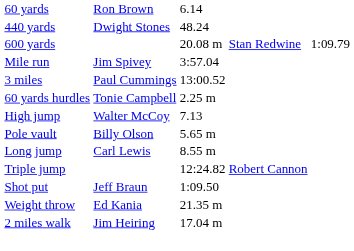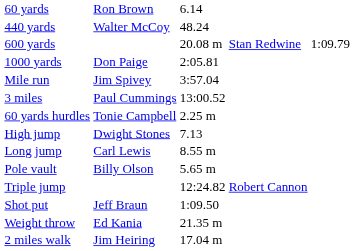(132, 26) Dwight Stones -> (132, 26) Walter McCoy
+ row: (33, 62)
(132, 115) Walter McCoy -> (132, 133) Dwight Stones
rows swapped: (31, 133) <-> (33, 151)
